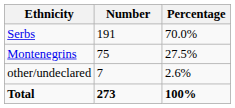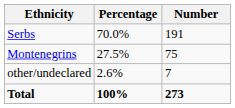columns swapped: (128, 14) <-> (196, 14)
